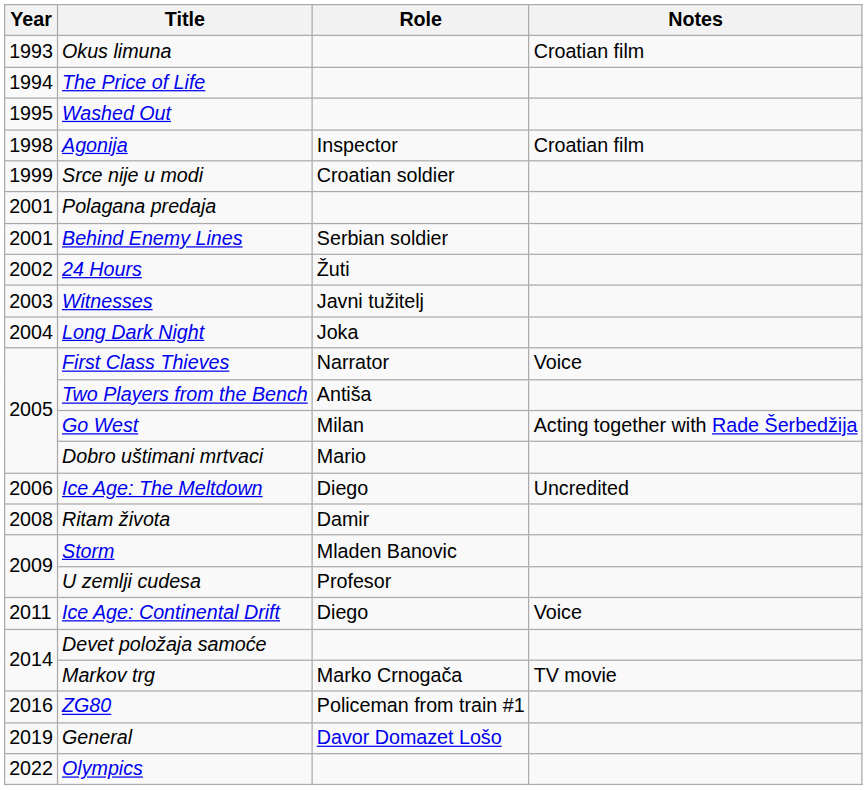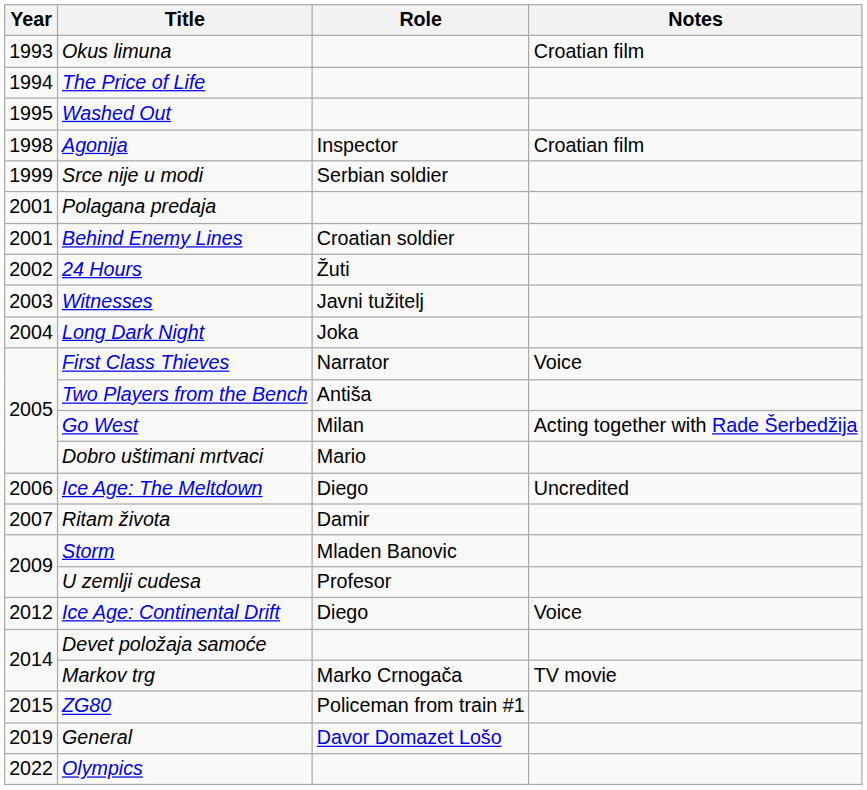(386, 176) Croatian soldier -> (382, 176) Serbian soldier
(382, 238) Serbian soldier -> (386, 238) Croatian soldier
(31, 519) 2008 -> (31, 519) 2007
(30, 613) 2011 -> (31, 613) 2012
(31, 706) 2016 -> (31, 706) 2015
